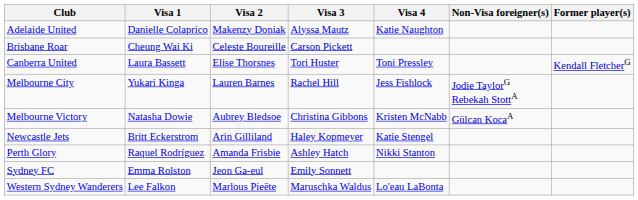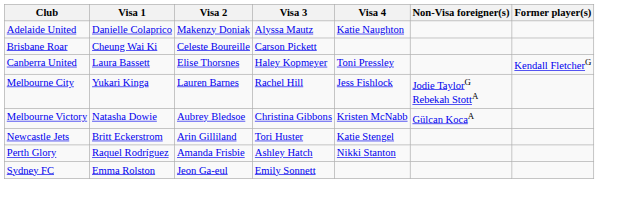(315, 63) Tori Huster -> (291, 63) Haley Kopmeyer
(327, 136) Haley Kopmeyer -> (279, 136) Tori Huster
- row: (65, 186)
